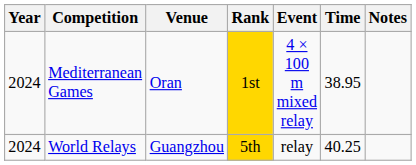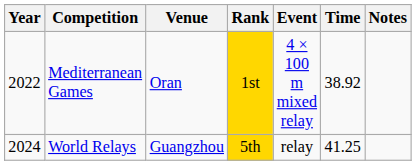(24, 82) 2024 -> (24, 82) 2022
(343, 82) 38.95 -> (343, 82) 38.92
(343, 147) 40.25 -> (343, 147) 41.25
